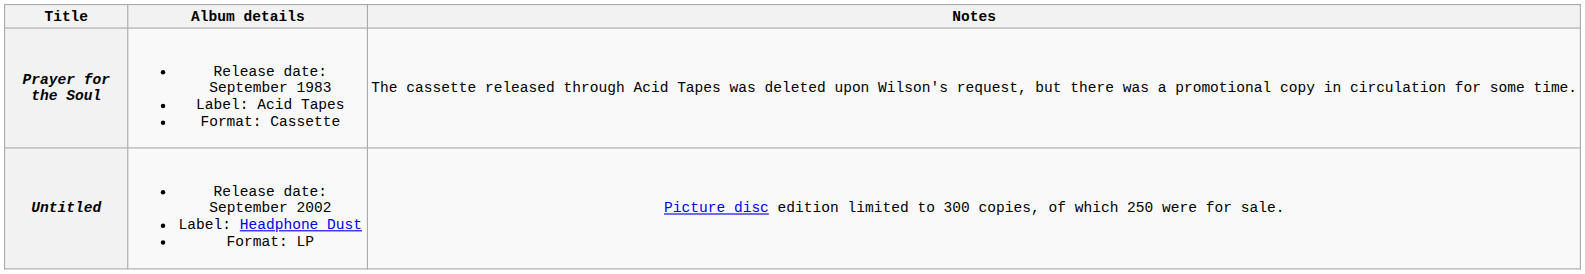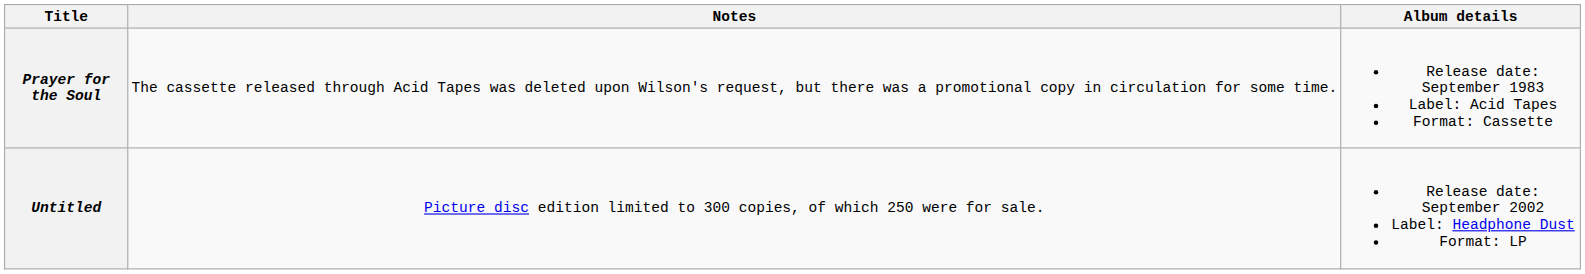columns swapped: (248, 16) <-> (974, 16)
